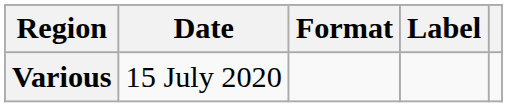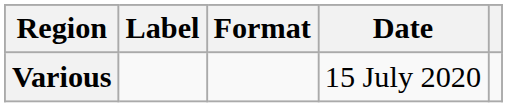columns swapped: (204, 28) <-> (444, 28)
